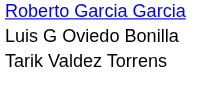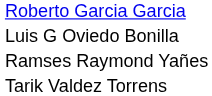+ row: (107, 61)
